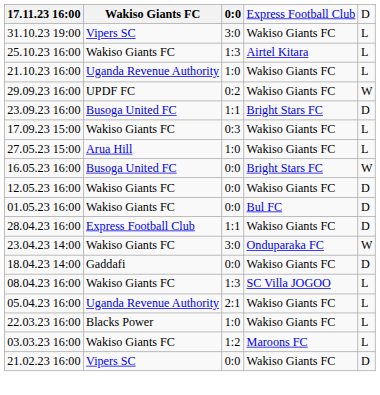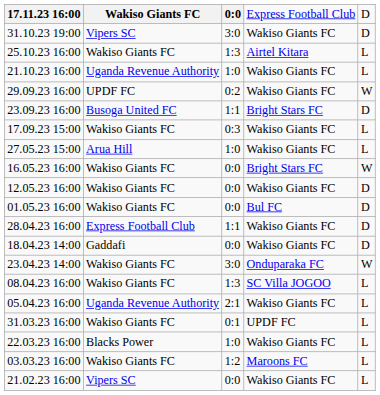(365, 33) L -> (365, 33) D
(131, 168) Busoga United FC -> (131, 168) Wakiso Giants FC
rows swapped: (44, 245) <-> (44, 264)
+ row: (44, 322)
(365, 361) D -> (365, 380) L
